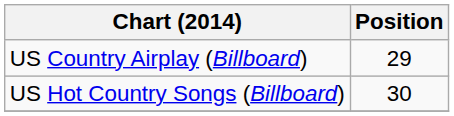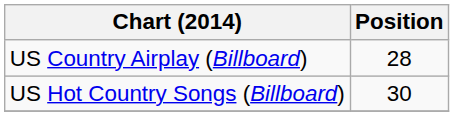(399, 57) 29 -> (399, 57) 28
